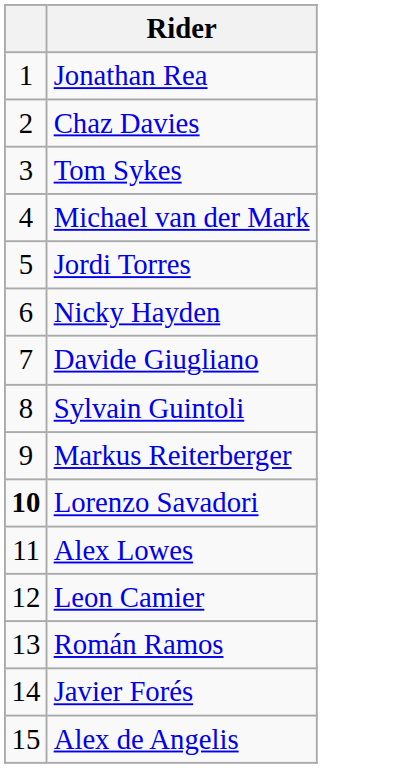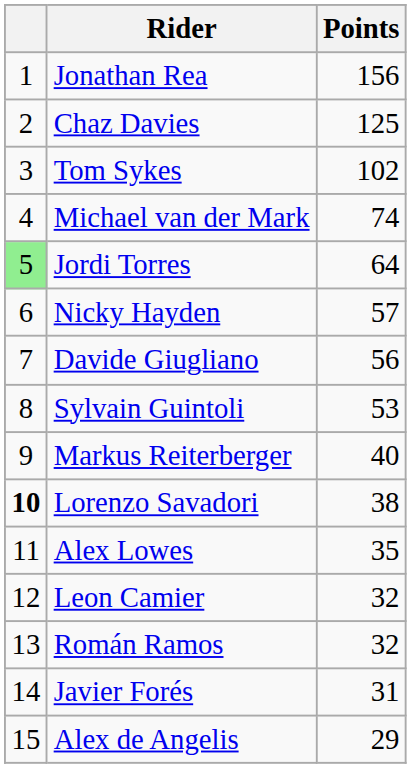+ column: (361, 28)
(26, 265) no background -> (26, 265) lightgreen background
